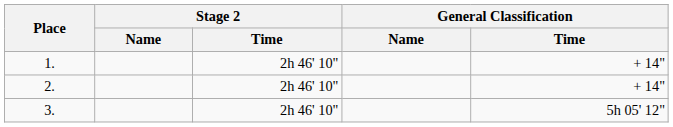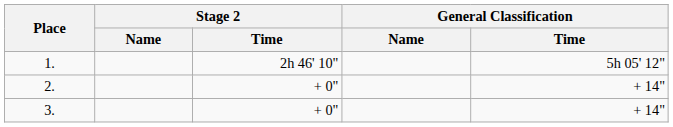(649, 63) + 14" -> (636, 63) 5h 05' 12"
(309, 87) 2h 46' 10" -> (326, 87) + 0"
(309, 110) 2h 46' 10" -> (326, 110) + 0"
(636, 110) 5h 05' 12" -> (649, 110) + 14"
